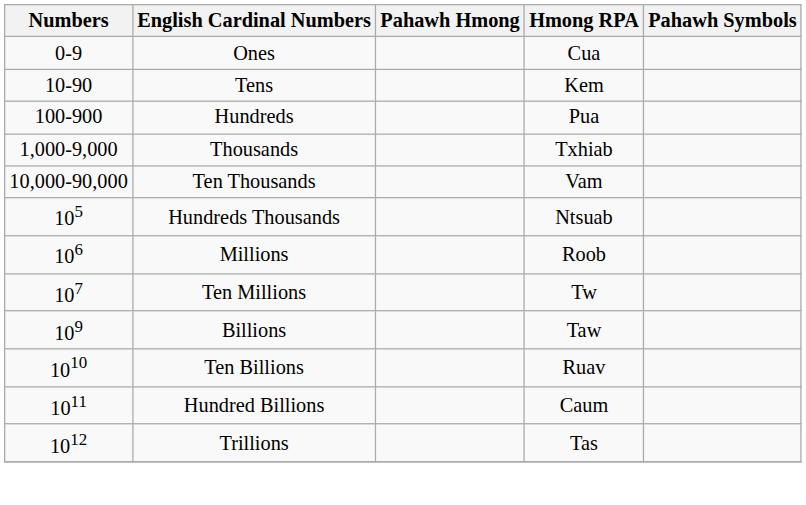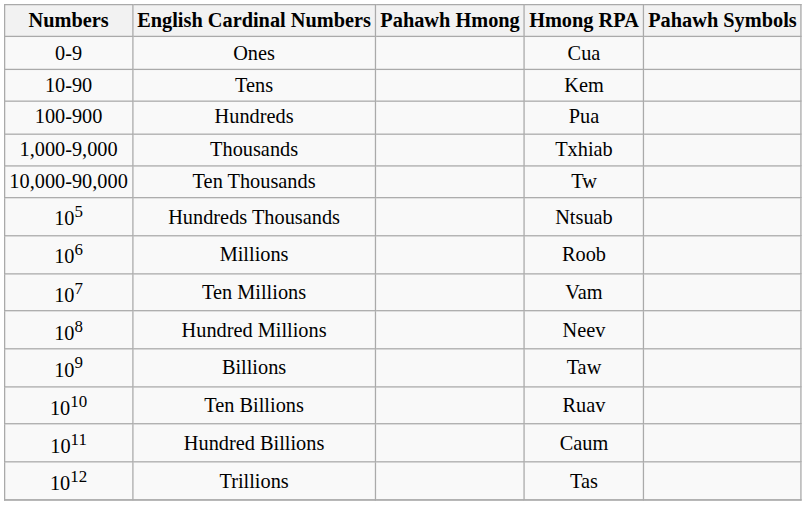(584, 181) Vam -> (584, 181) Tw
(584, 292) Tw -> (584, 292) Vam
+ row: (254, 329)
